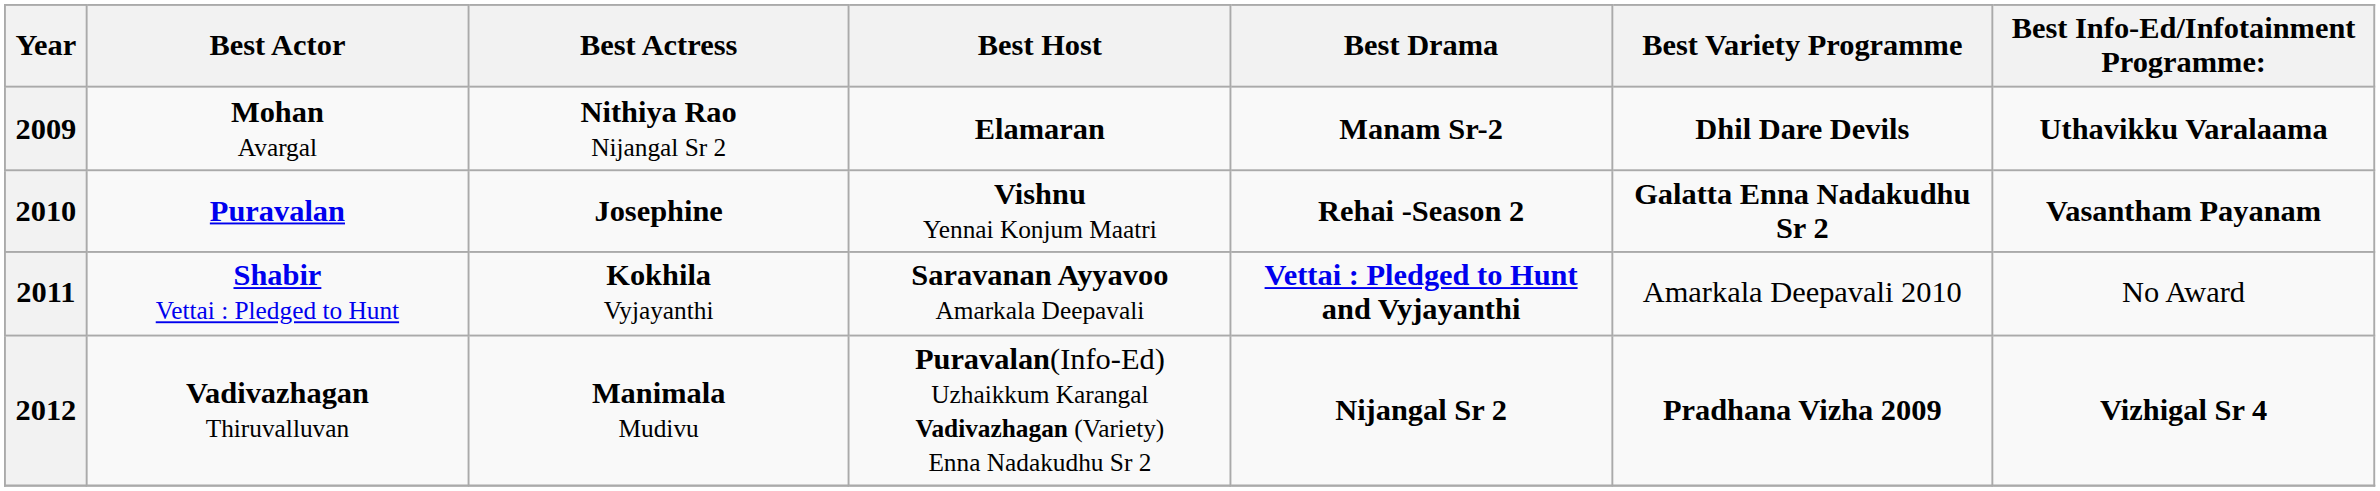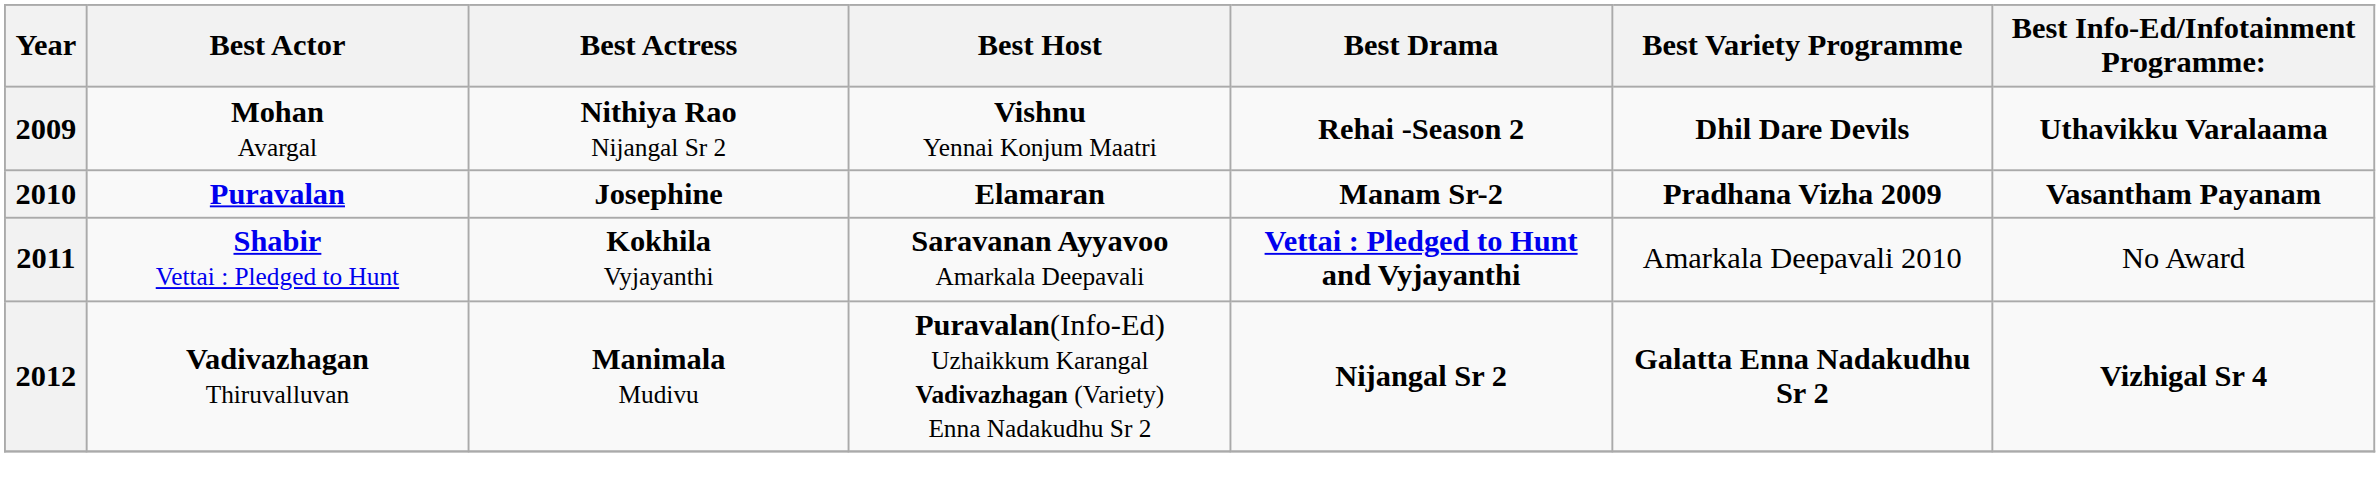(1040, 128) Elamaran -> (1040, 128) Vishnu Yennai Konjum Maatri
(1421, 128) Manam Sr-2 -> (1421, 128) Rehai -Season 2
(1040, 210) Vishnu Yennai Konjum Maatri -> (1040, 193) Elamaran
(1421, 210) Rehai -Season 2 -> (1421, 193) Manam Sr-2
(1802, 210) Galatta Enna Nadakudhu Sr 2 -> (1802, 193) Pradhana Vizha 2009
(1802, 409) Pradhana Vizha 2009 -> (1802, 375) Galatta Enna Nadakudhu Sr 2
